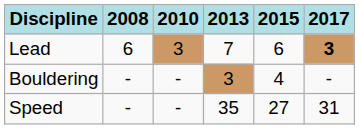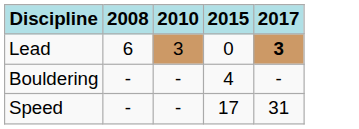- column: (228, 19)
(279, 49) 6 -> (228, 49) 0
(279, 108) 27 -> (228, 108) 17
